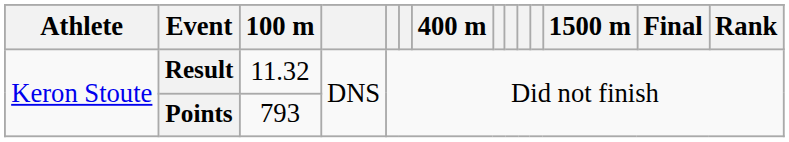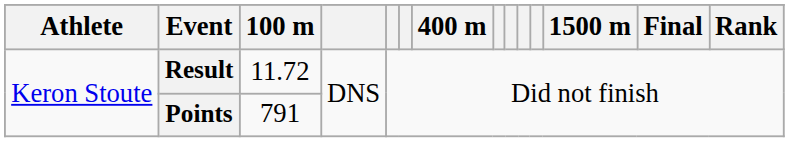(280, 70) 11.32 -> (280, 70) 11.72
(280, 114) 793 -> (280, 114) 791
